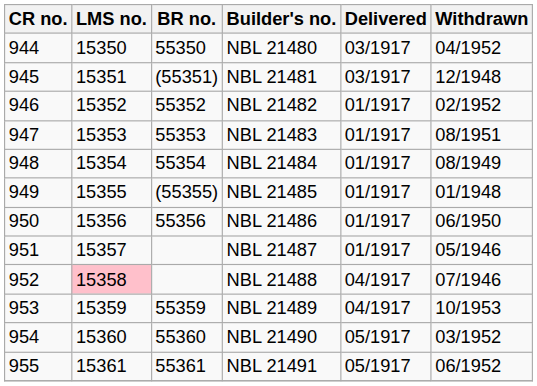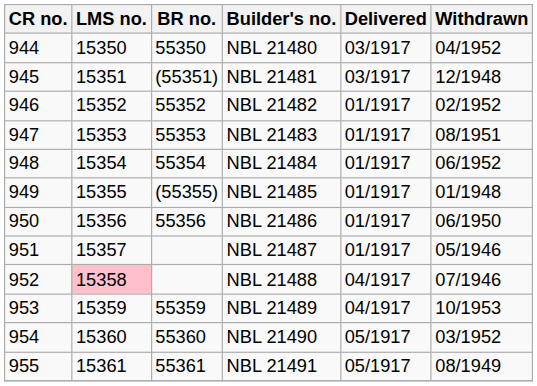(468, 163) 08/1949 -> (468, 163) 06/1952
(468, 366) 06/1952 -> (468, 366) 08/1949
